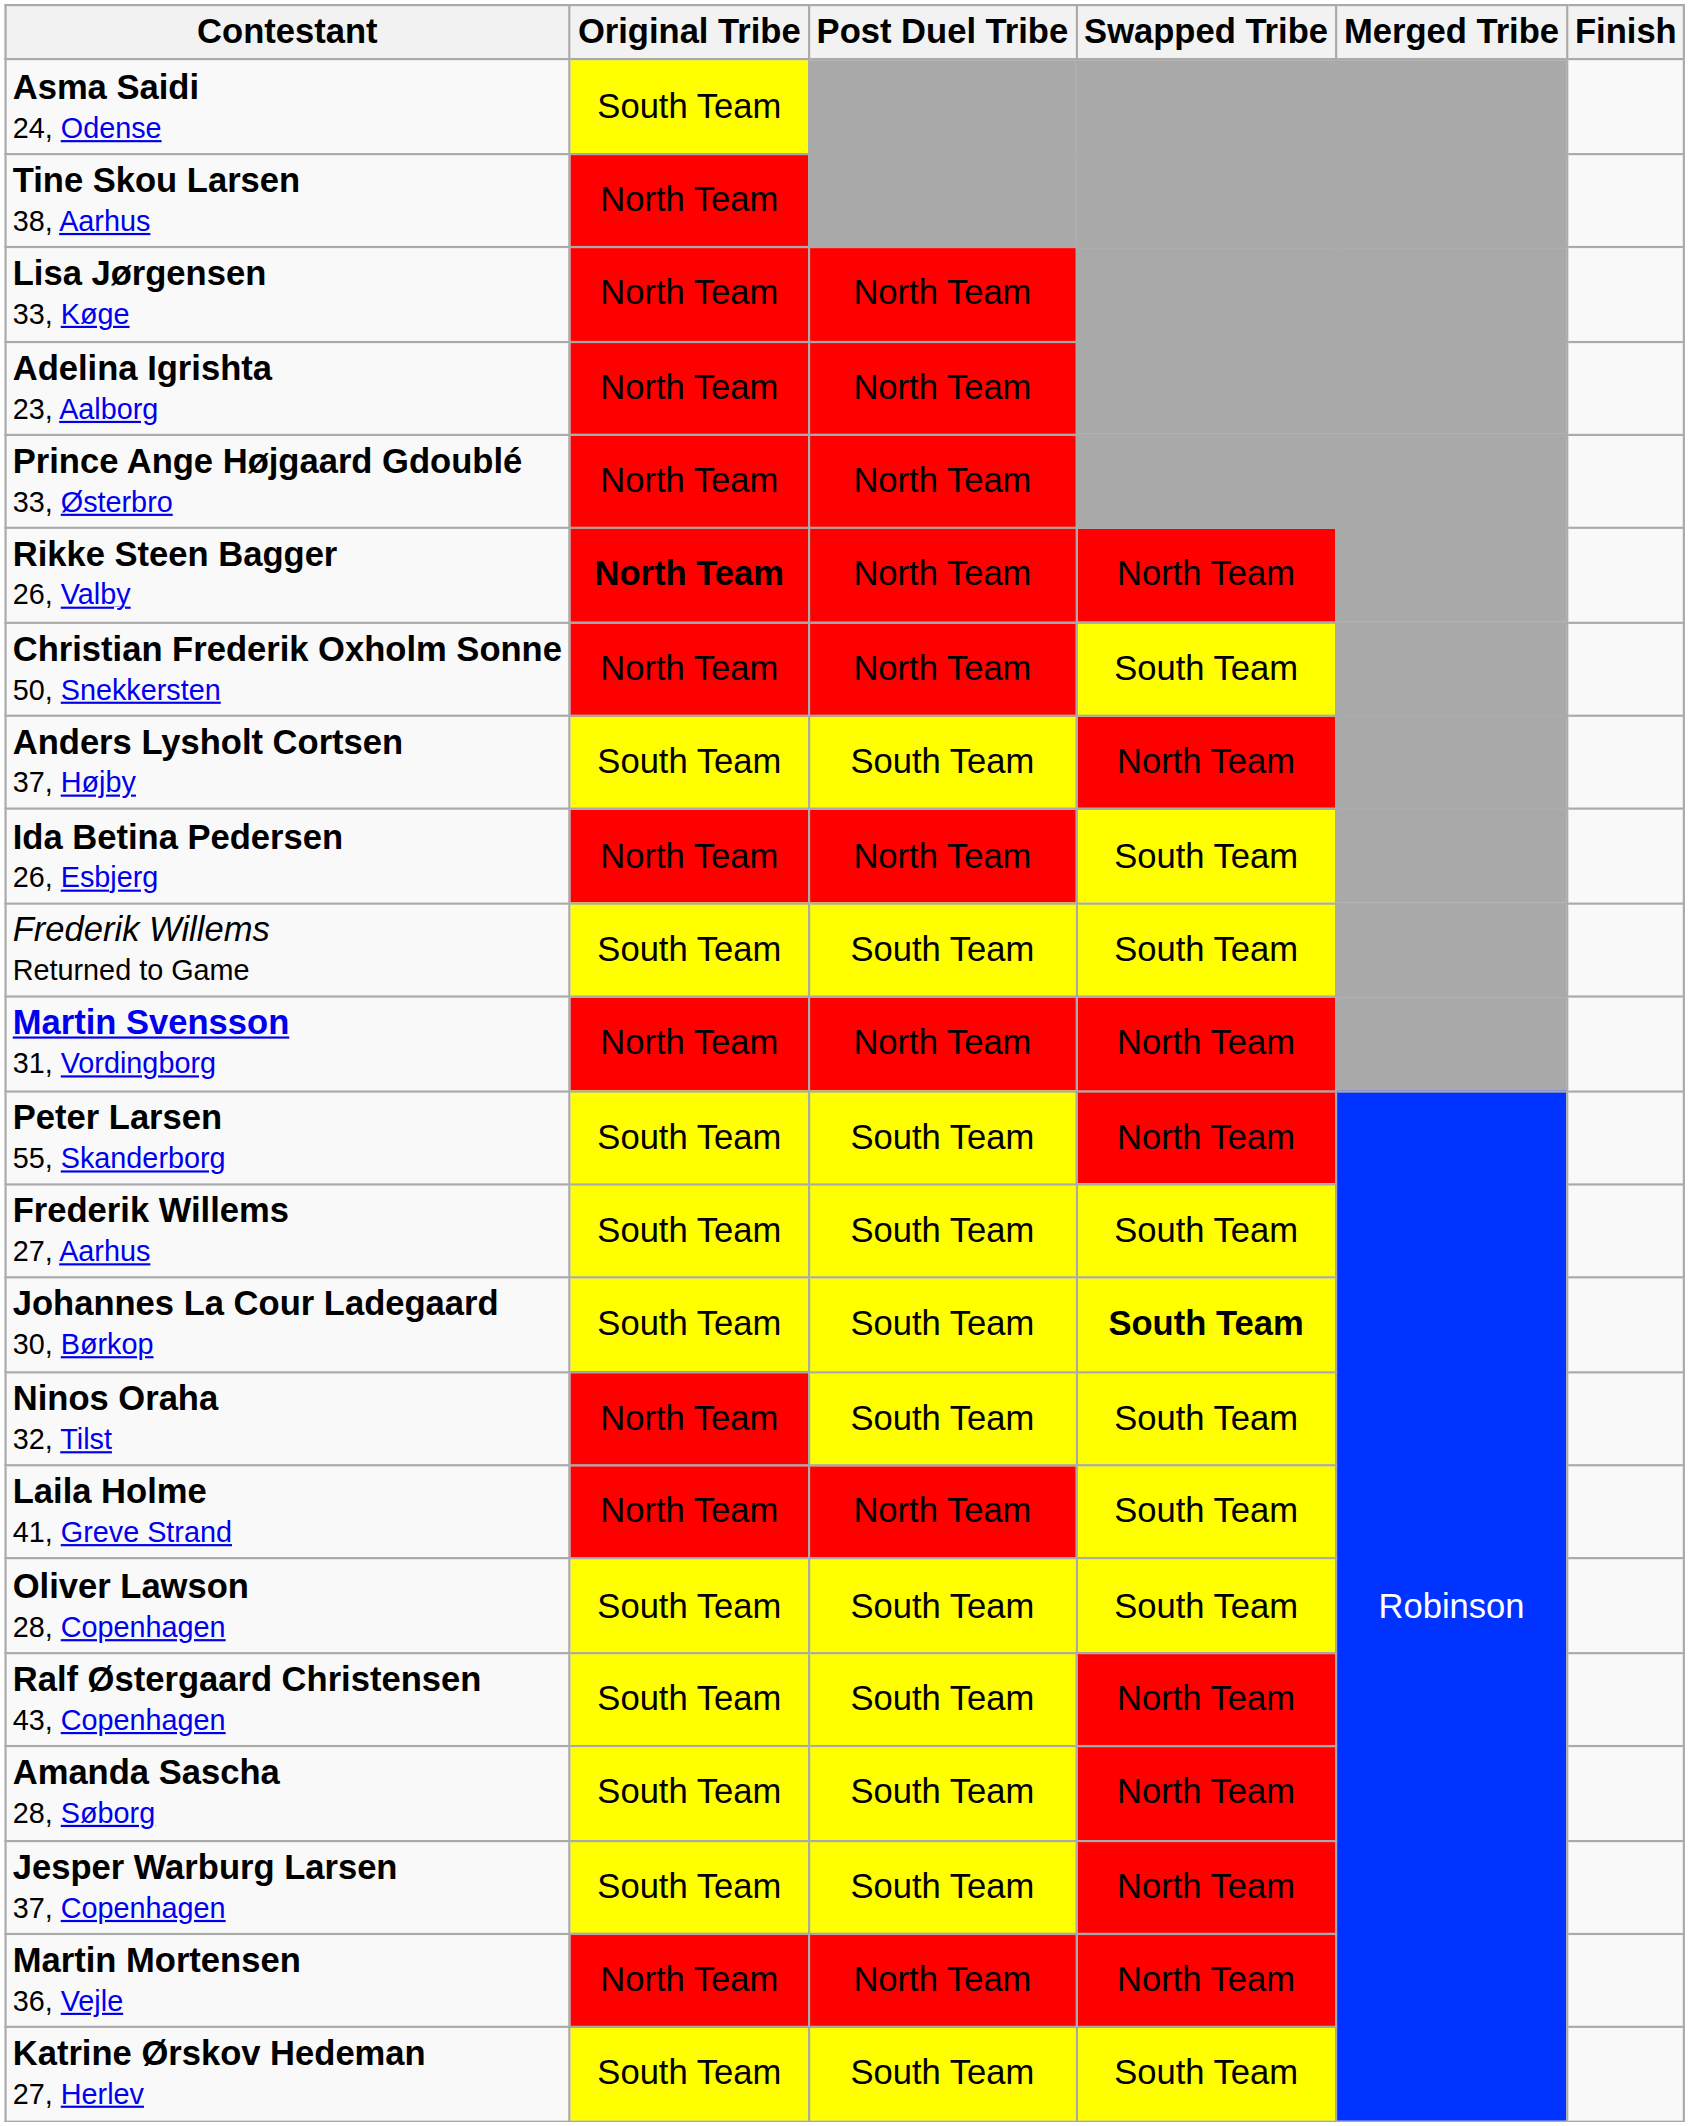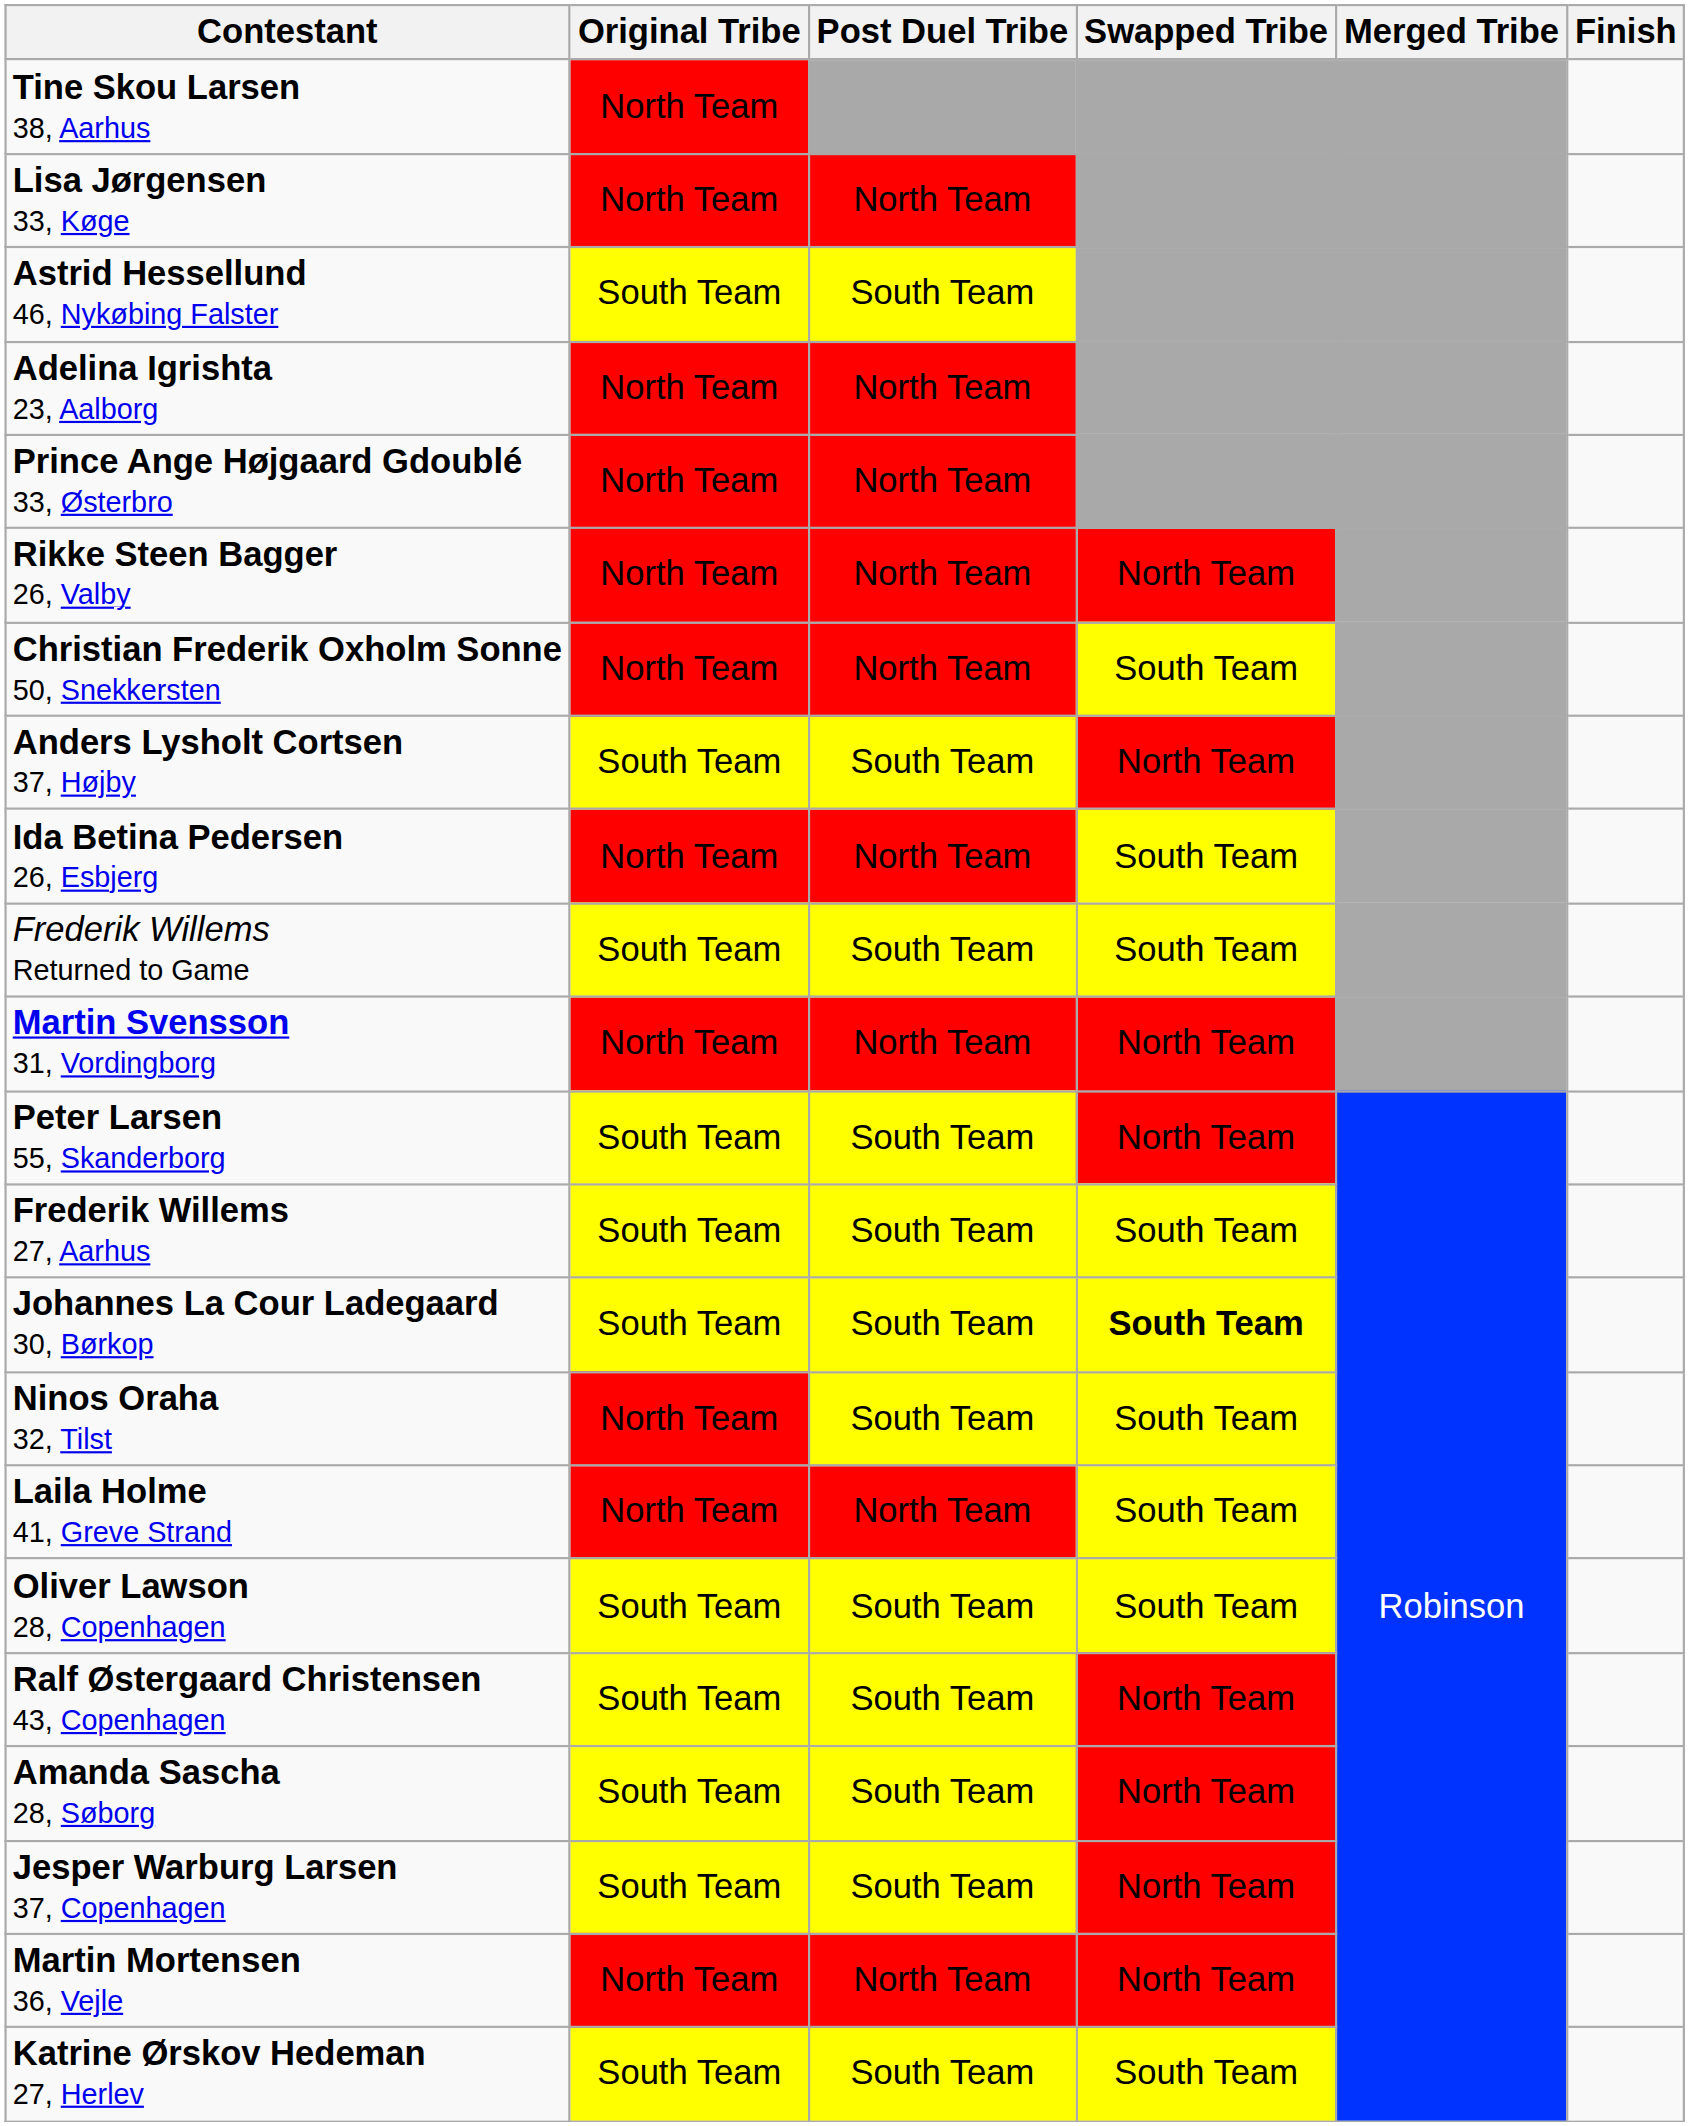- row: (106, 106)
+ row: (160, 293)
(689, 574) bold -> (689, 574) normal
